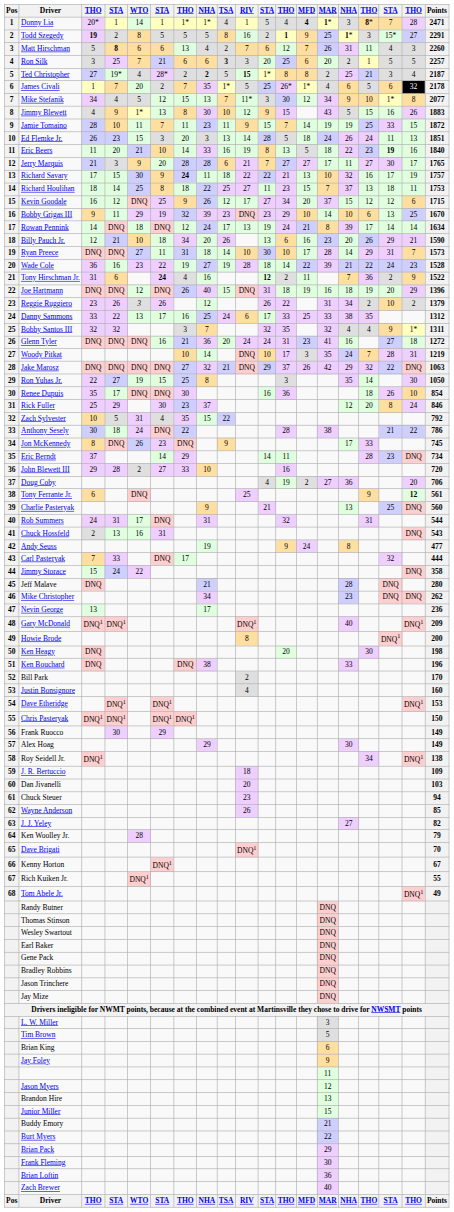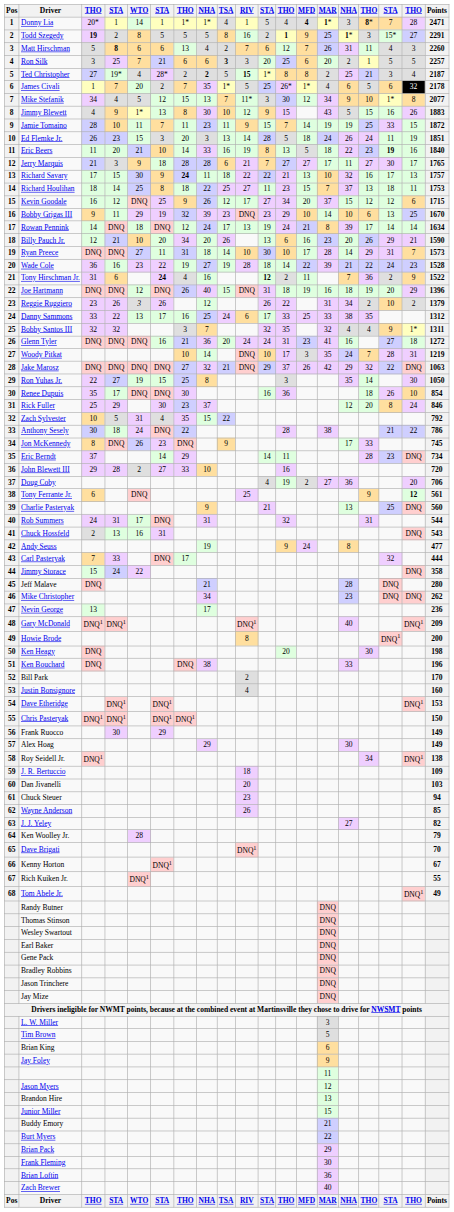(414, 138) 13 -> (414, 138) 19
(162, 164) 20 -> (162, 164) 18
(414, 176) 19 -> (414, 176) 13
(162, 240) 18 -> (162, 240) 20
